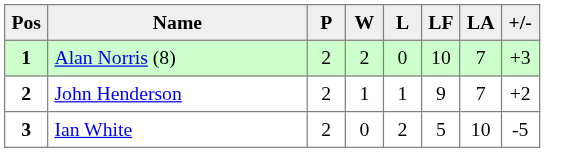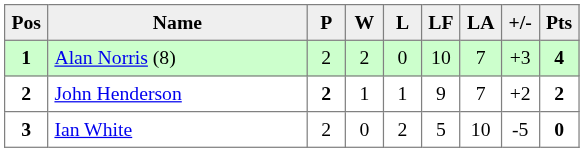+ column: (559, 22)
(326, 93) normal -> (326, 93) bold
